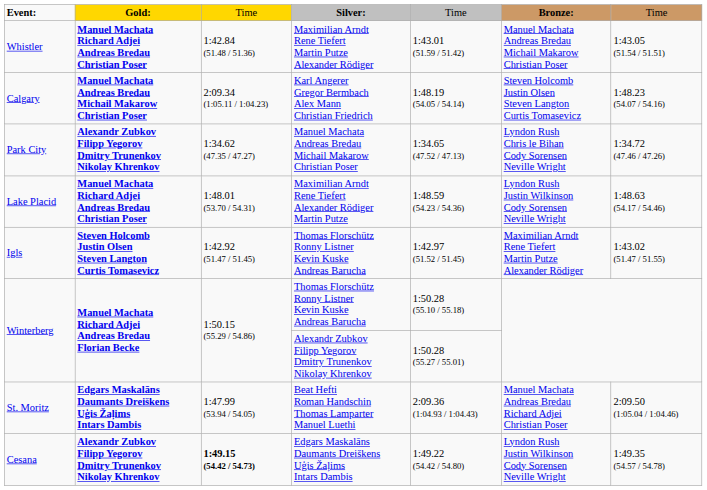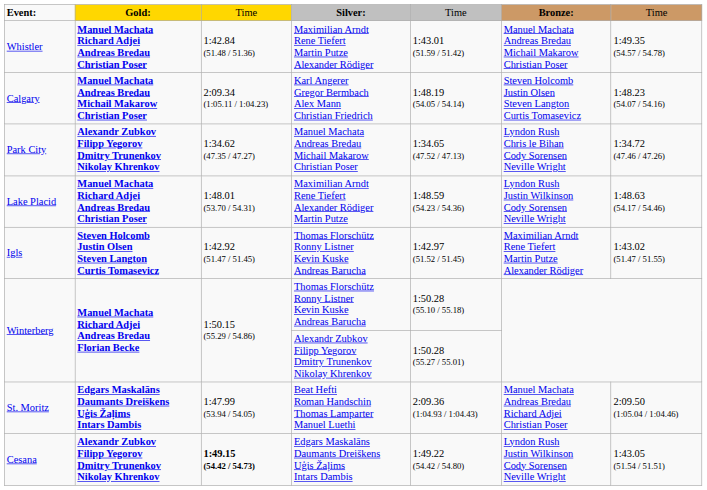(639, 46) 1:43.05 (51.54 / 51.51) -> (639, 46) 1:49.35 (54.57 / 54.78)
(639, 459) 1:49.35 (54.57 / 54.78) -> (639, 459) 1:43.05 (51.54 / 51.51)
